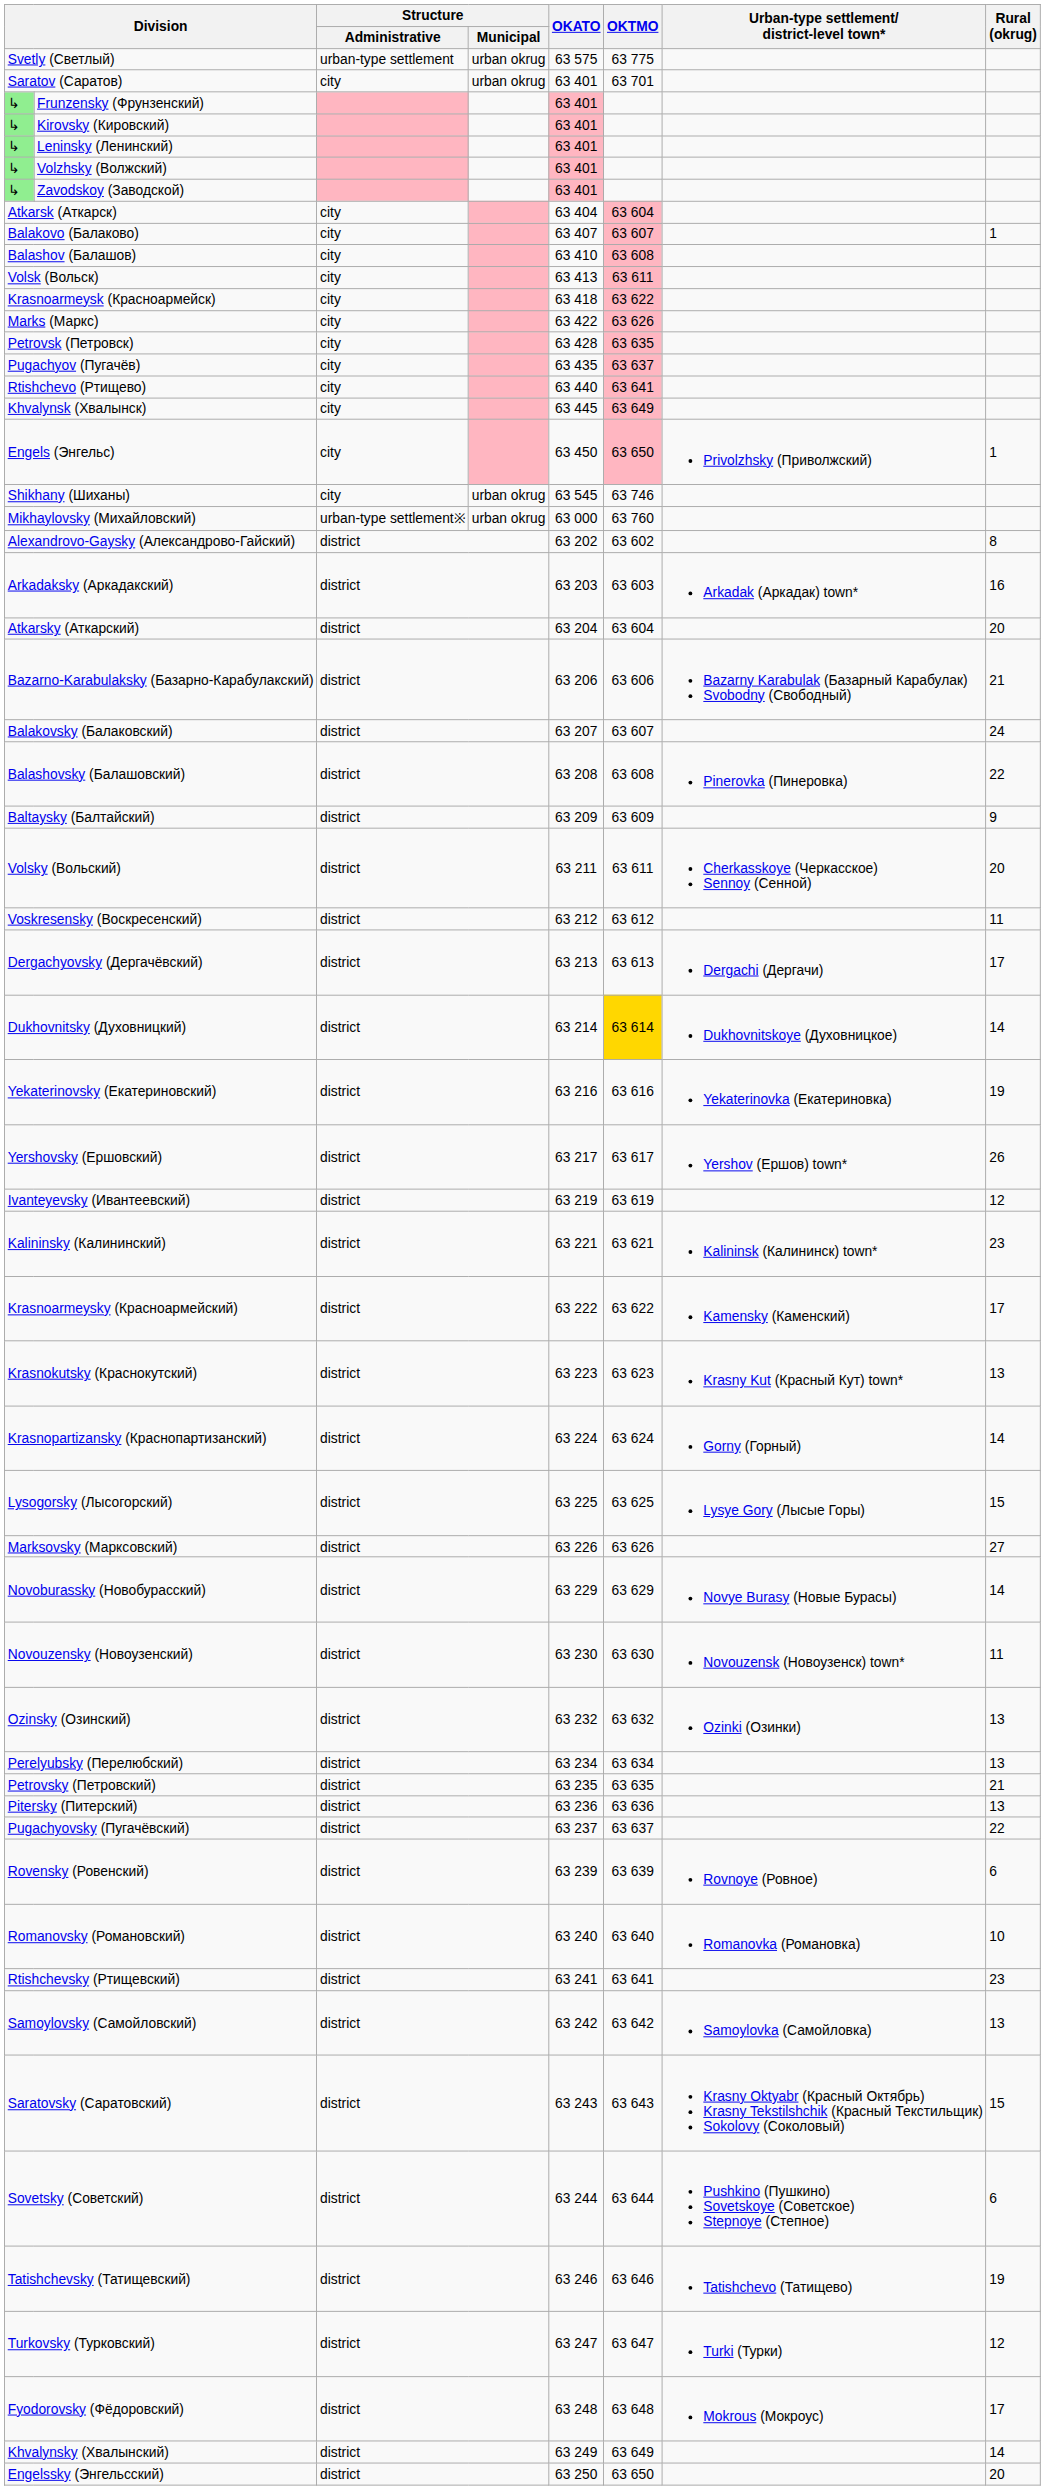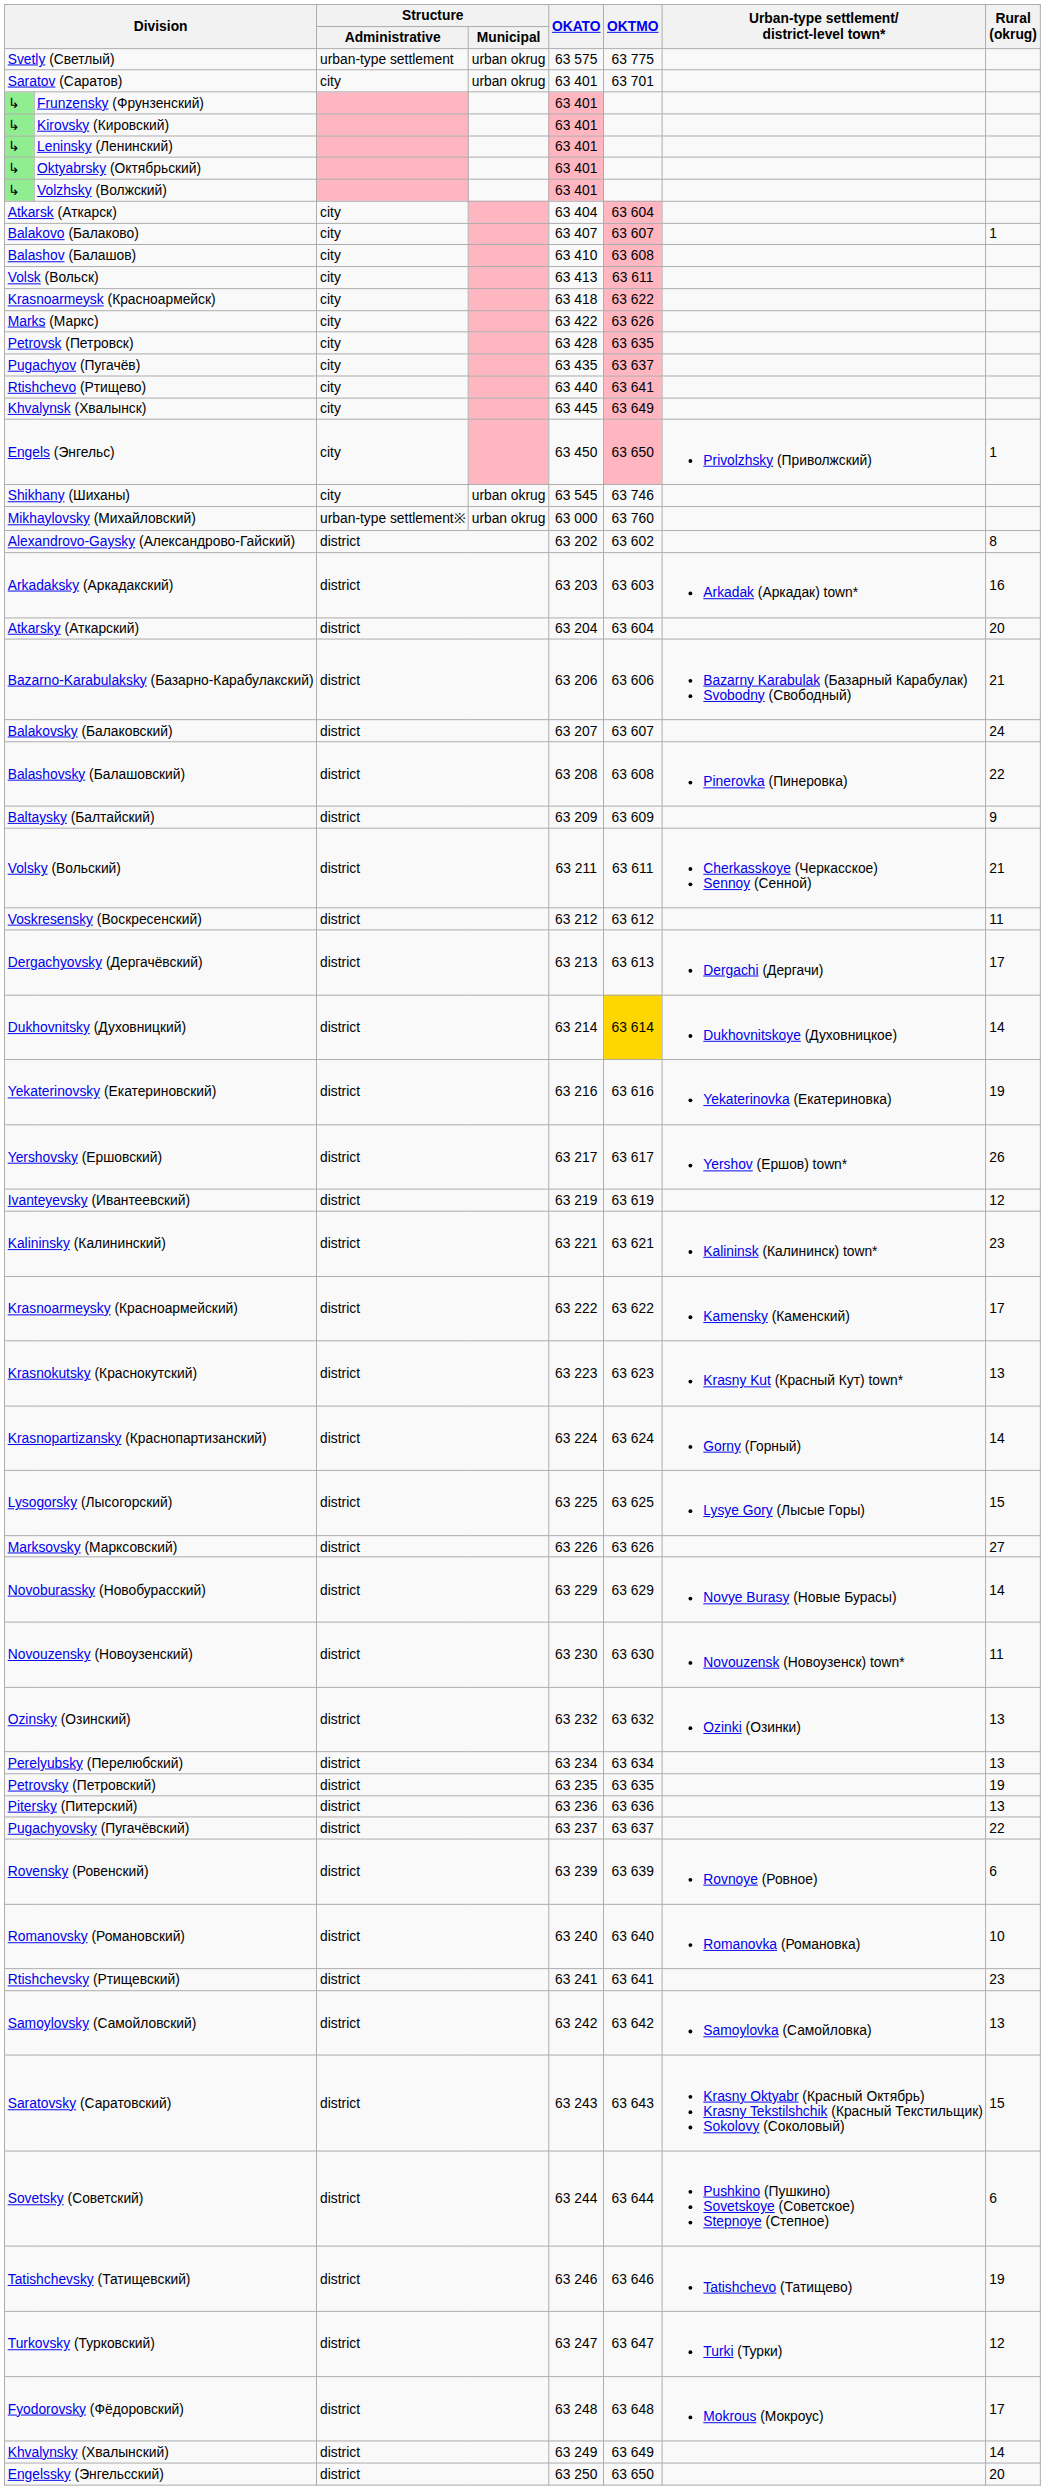+ row: (119, 169)
- row: (111, 191)
(997, 869) 20 -> (997, 869) 21
(997, 1785) 21 -> (997, 1785) 19
